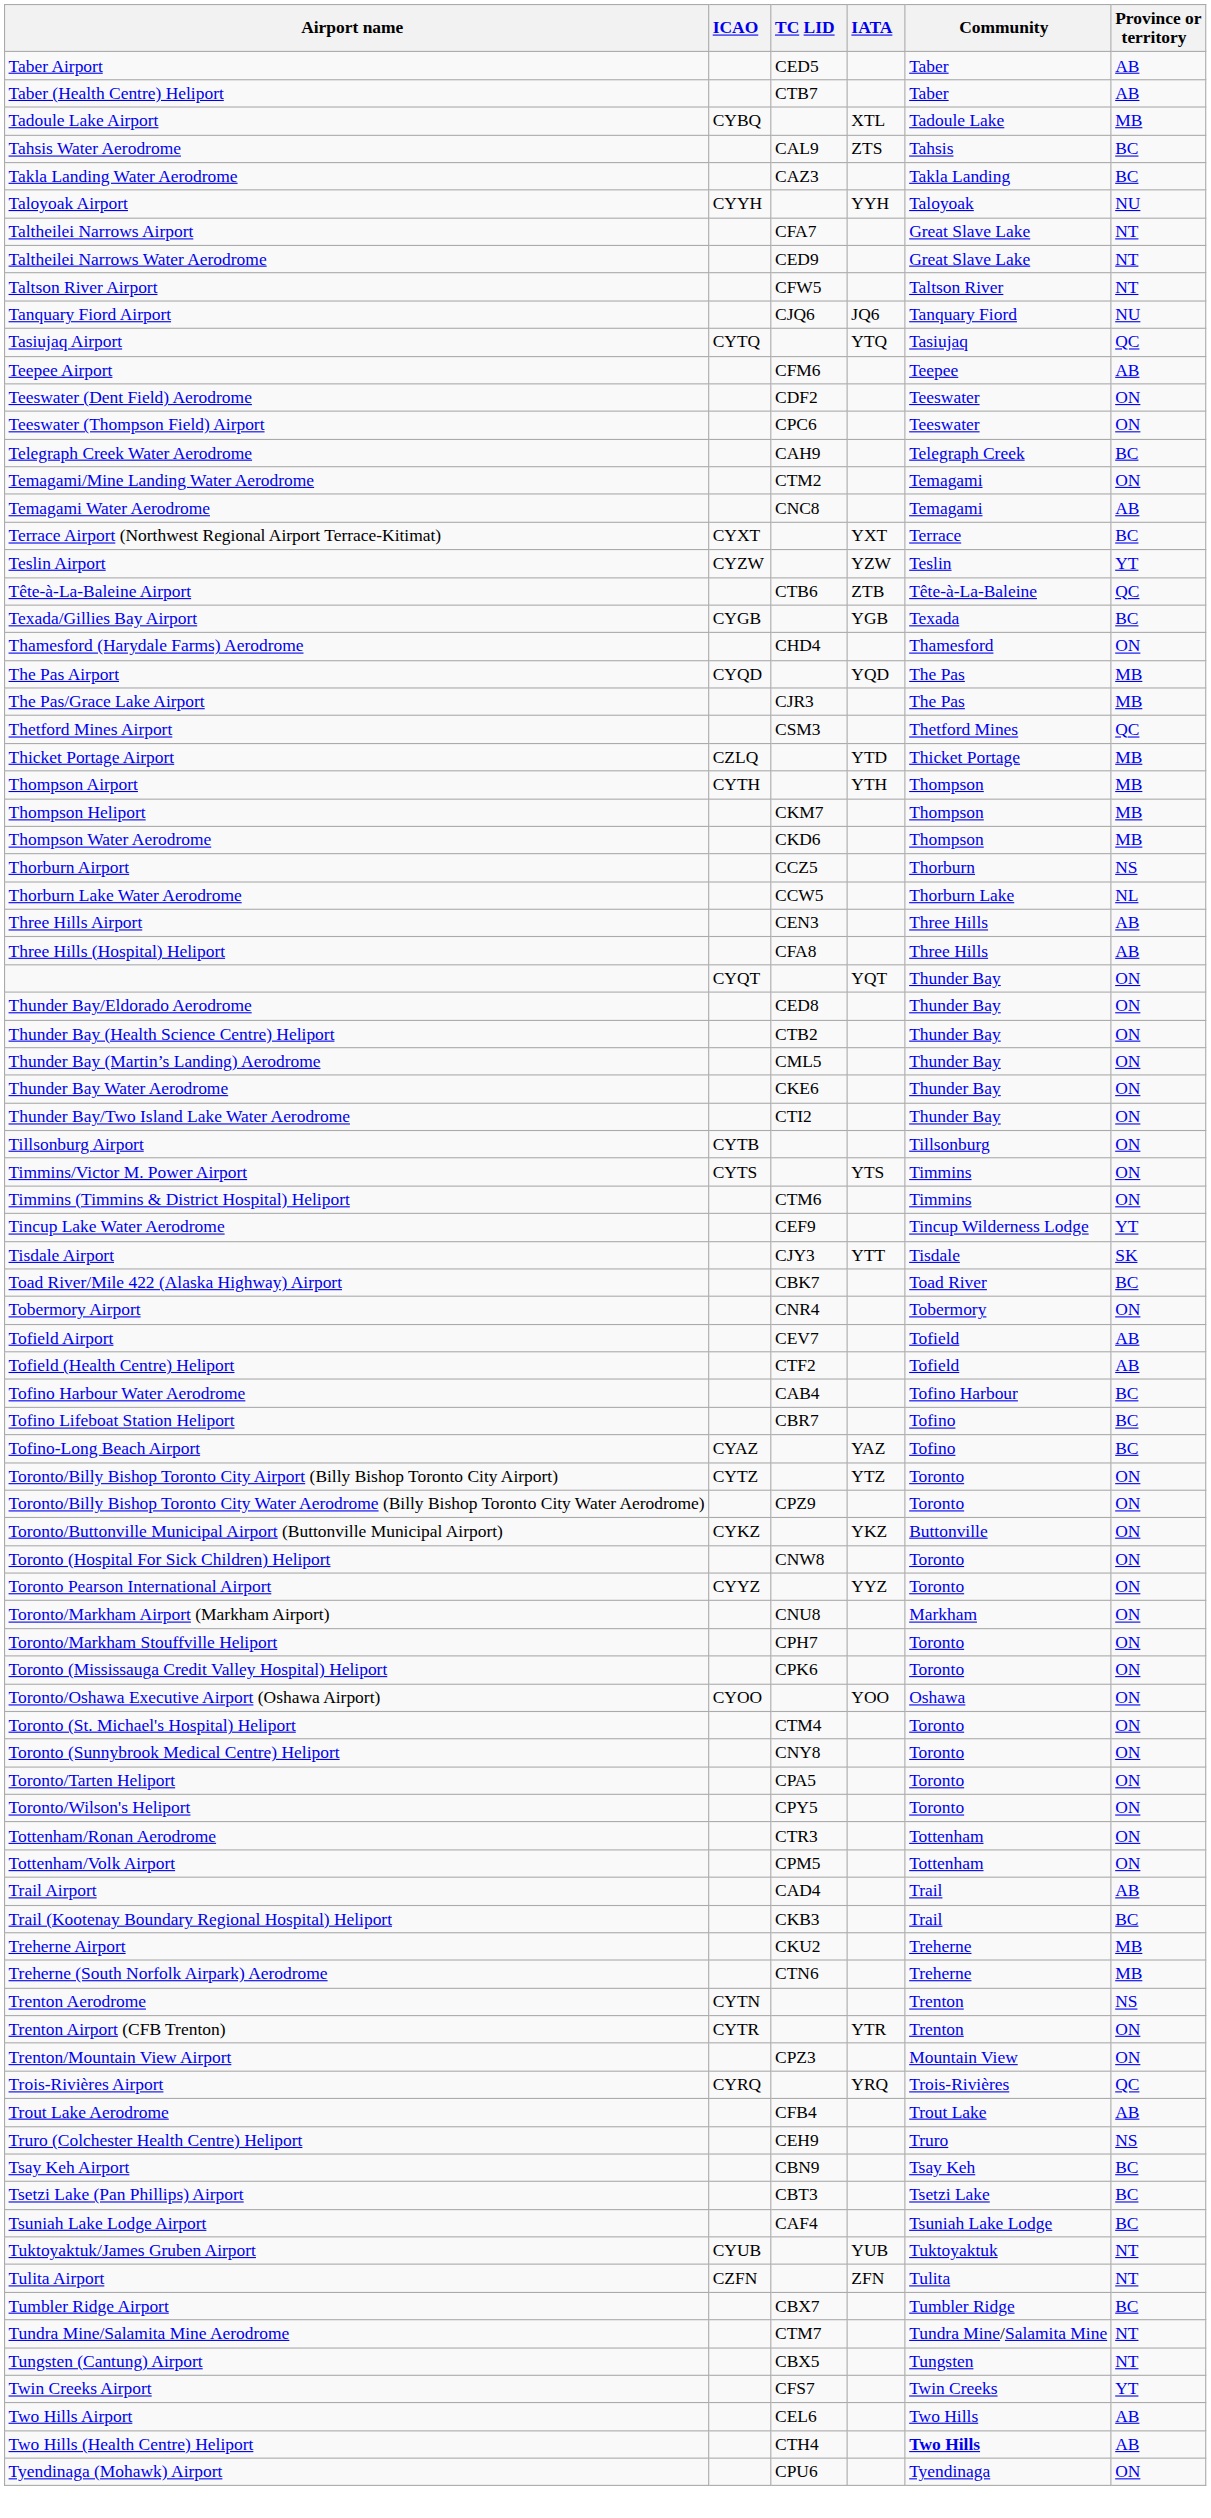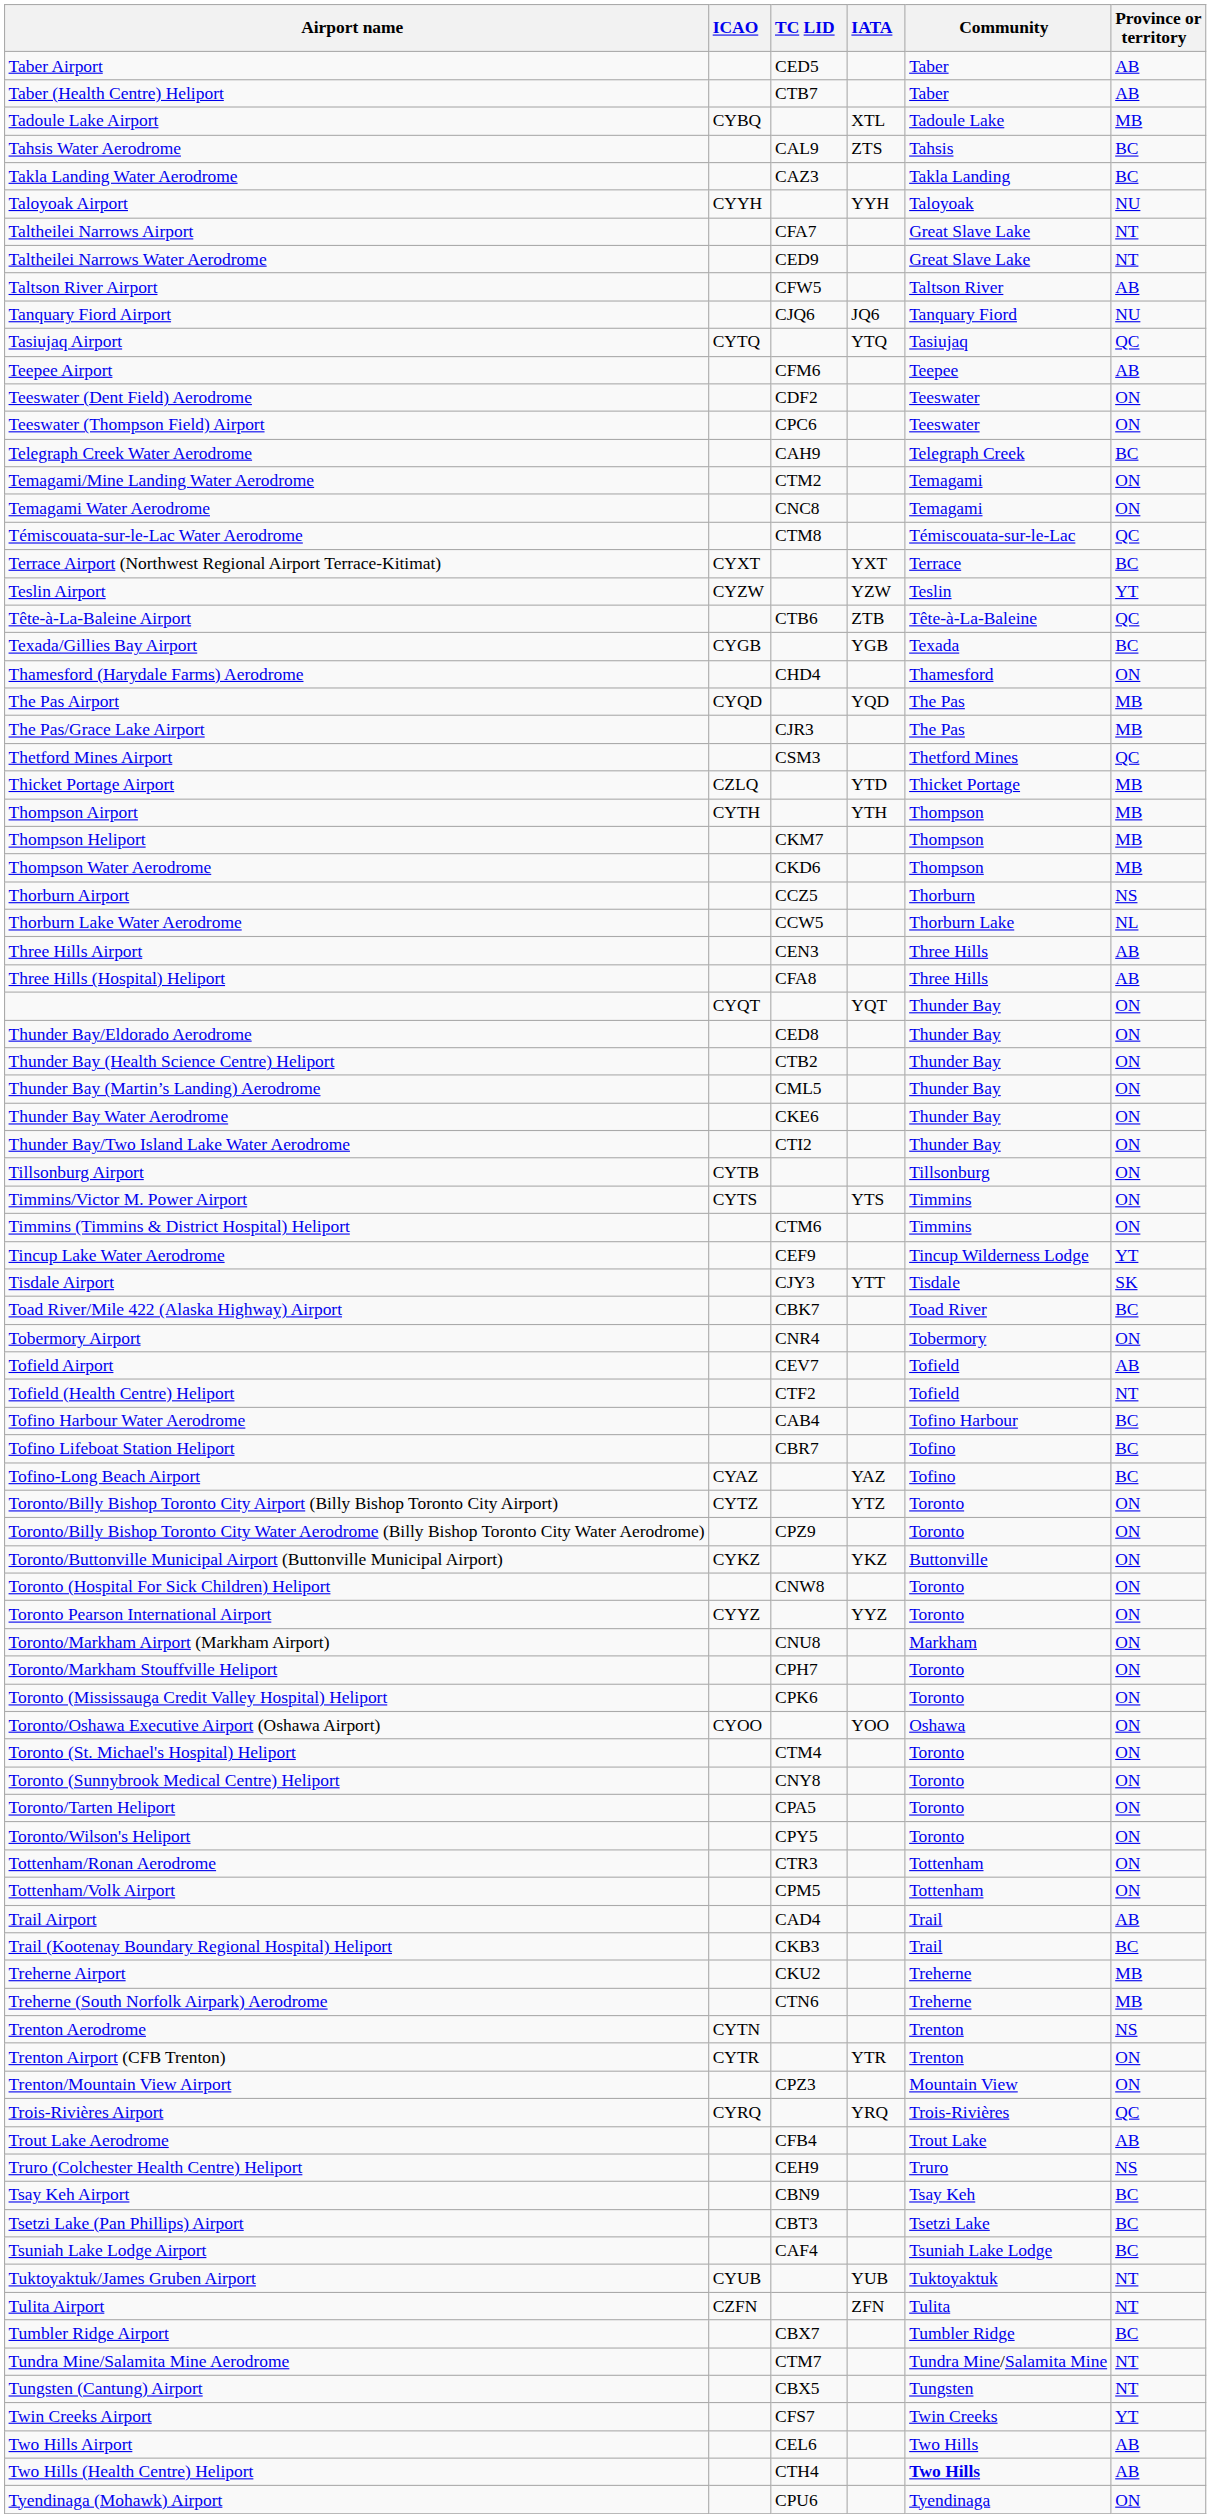(1127, 286) NT -> (1127, 286) AB
(1127, 508) AB -> (1128, 508) ON
+ row: (156, 535)
(1127, 1365) AB -> (1127, 1393) NT
